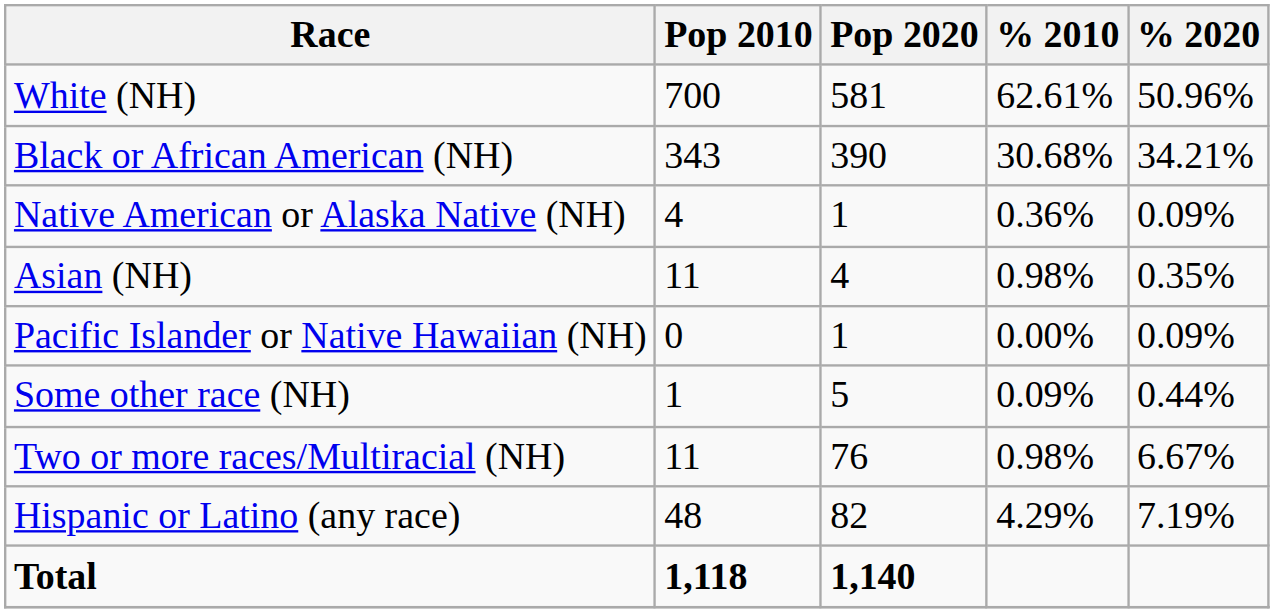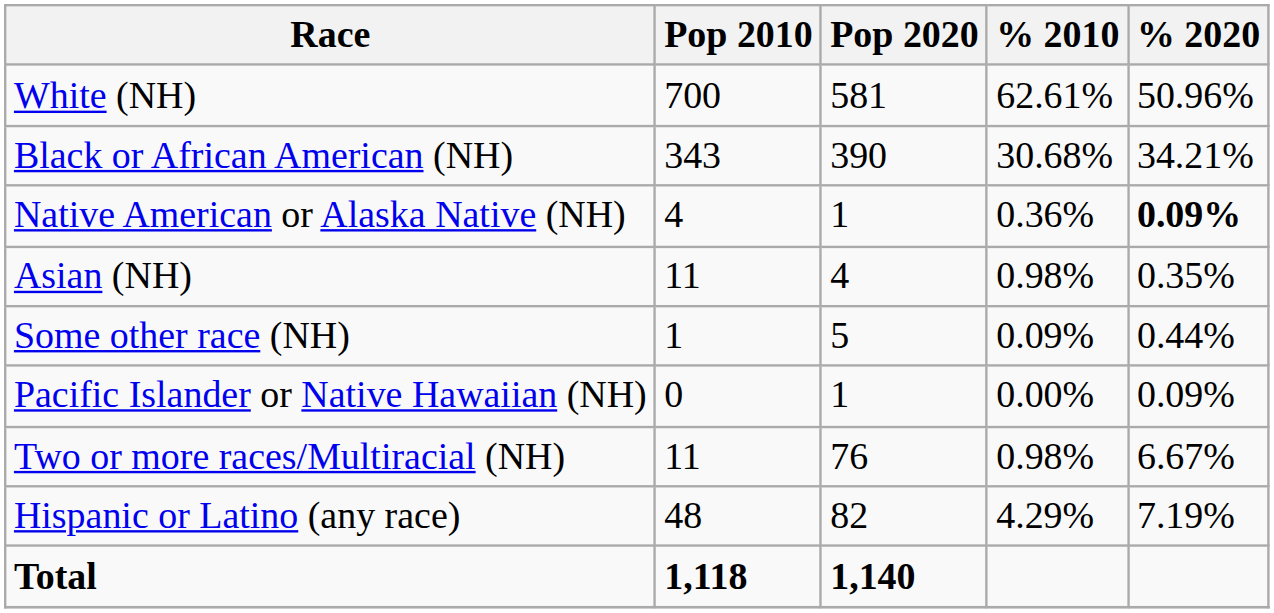(1186, 214) normal -> (1189, 214) bold
rows swapped: (330, 335) <-> (182, 395)
